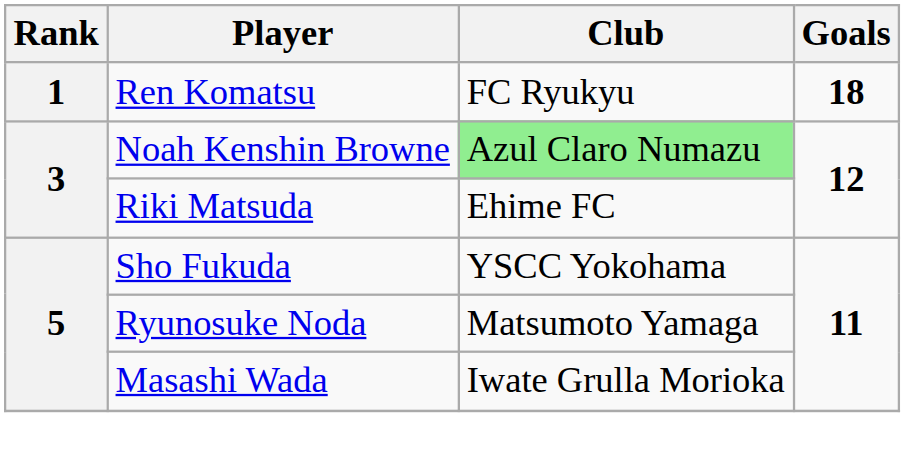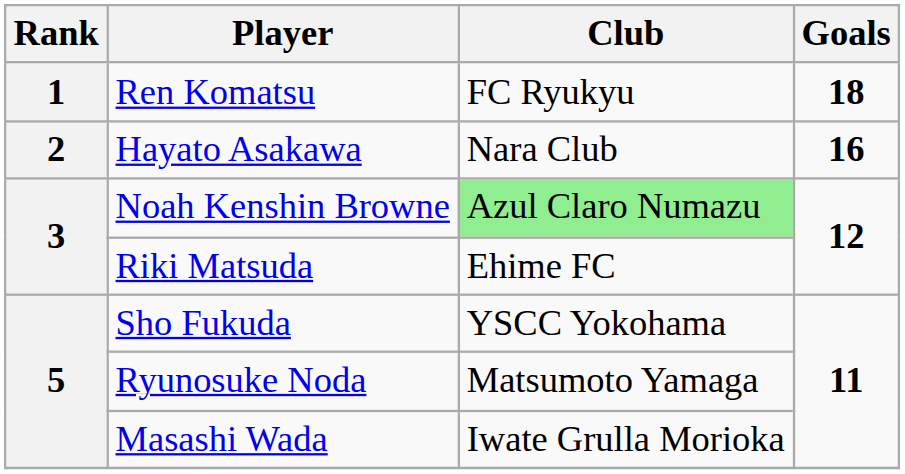+ row: (239, 149)
